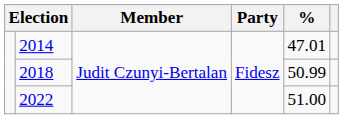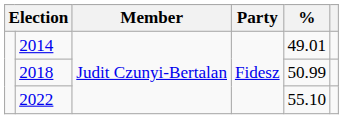(307, 45) 47.01 -> (307, 45) 49.01
(307, 99) 51.00 -> (307, 99) 55.10
